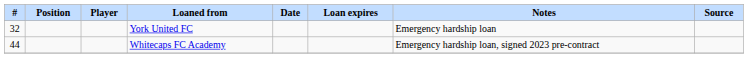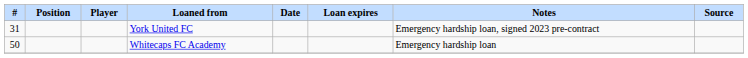(15, 29) 32 -> (15, 29) 31
(446, 29) Emergency hardship loan -> (497, 29) Emergency hardship loan, signed 2023 pre-contract
(15, 45) 44 -> (15, 45) 50
(497, 45) Emergency hardship loan, signed 2023 pre-contract -> (446, 45) Emergency hardship loan
